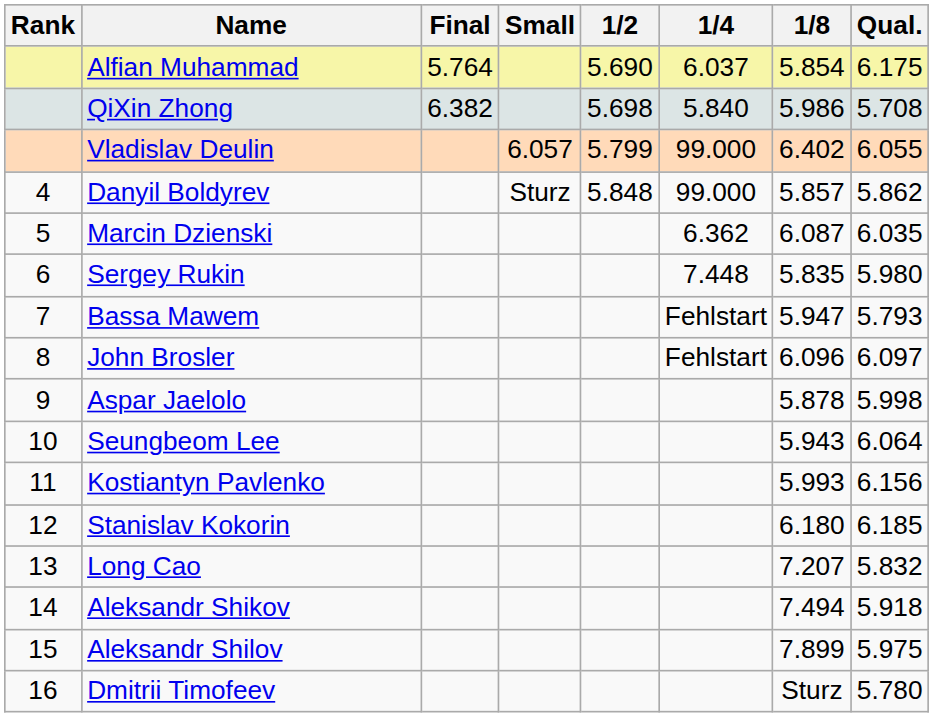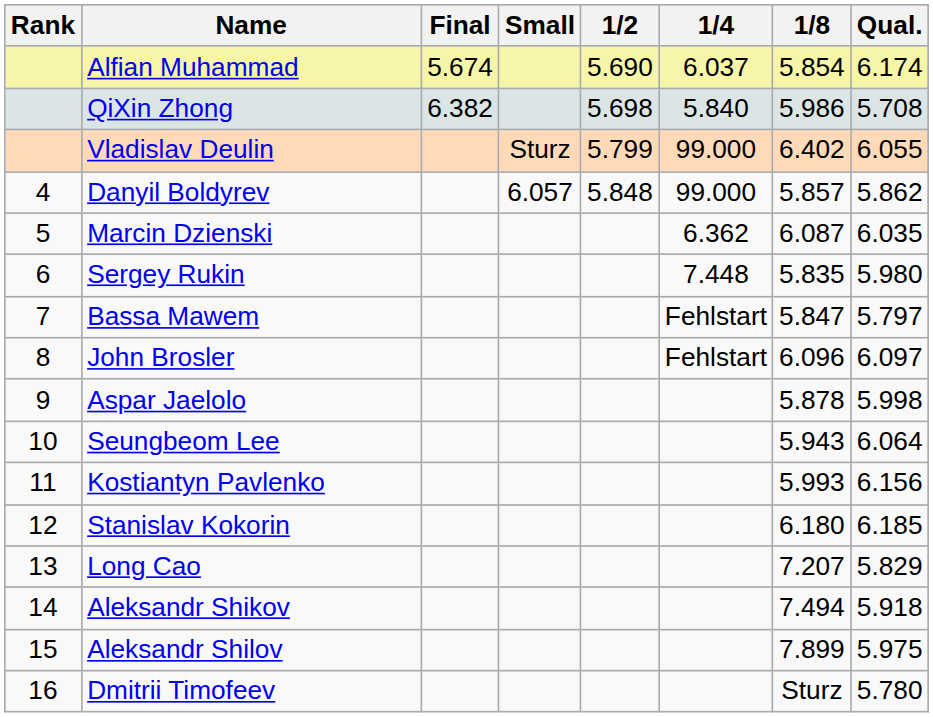(460, 66) 5.764 -> (460, 66) 5.674
(890, 66) 6.175 -> (890, 66) 6.174
(540, 150) 6.057 -> (540, 150) Sturz
(540, 191) Sturz -> (540, 191) 6.057
(812, 316) 5.947 -> (812, 316) 5.847
(890, 316) 5.793 -> (890, 316) 5.797
(890, 566) 5.832 -> (890, 566) 5.829
